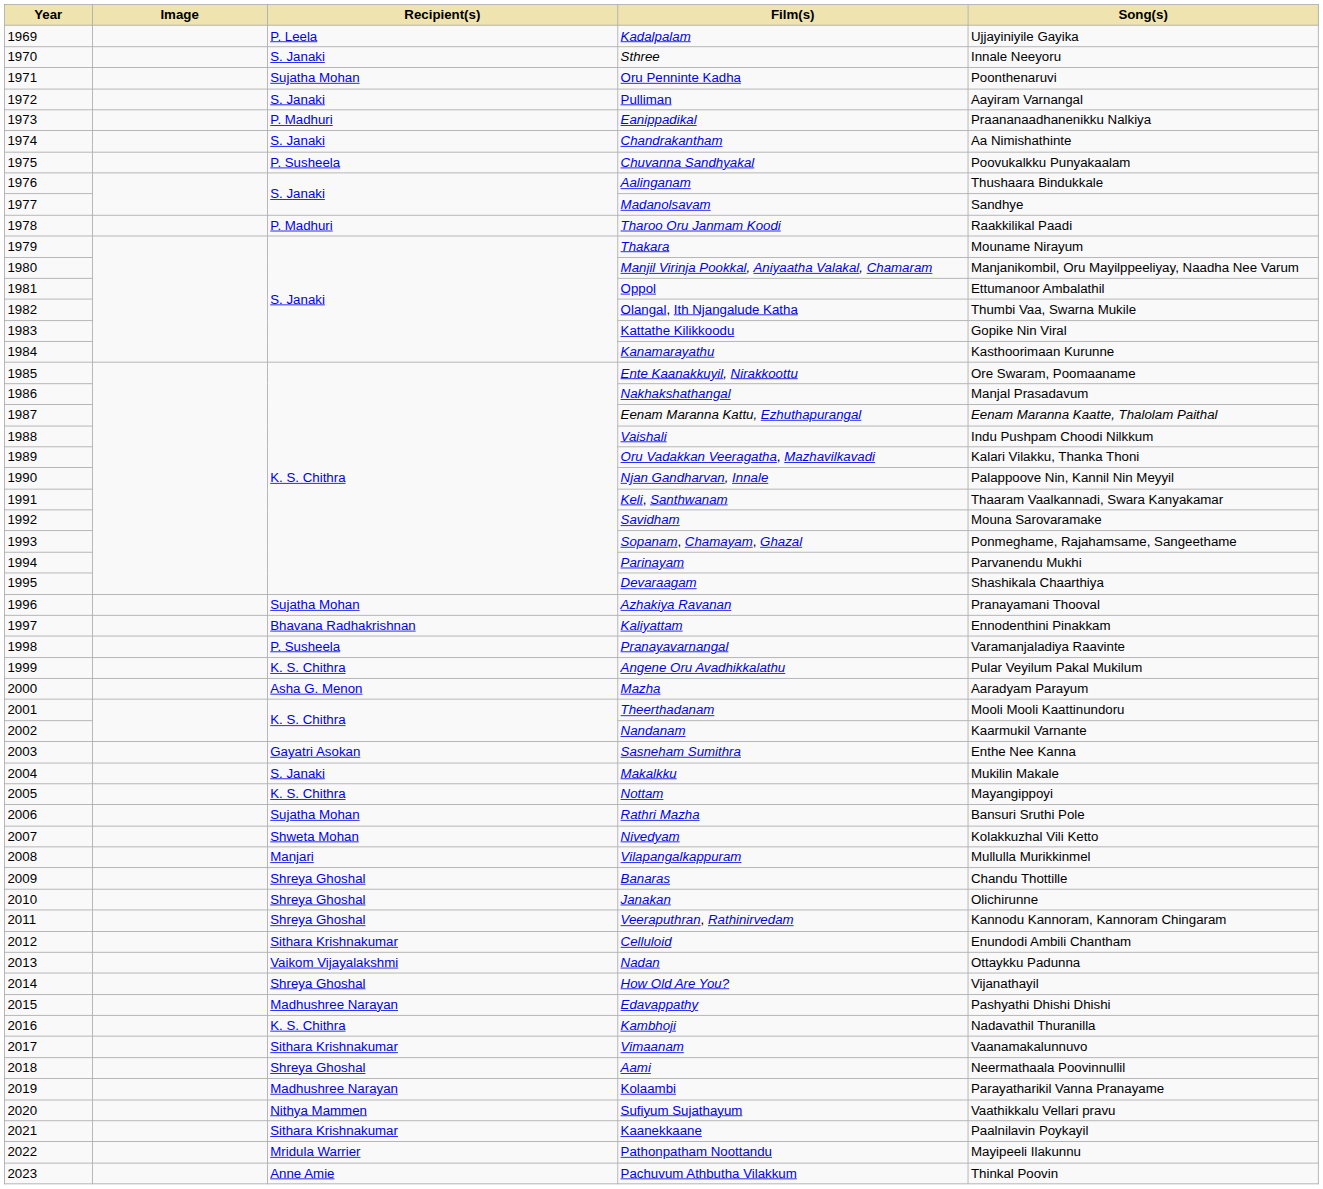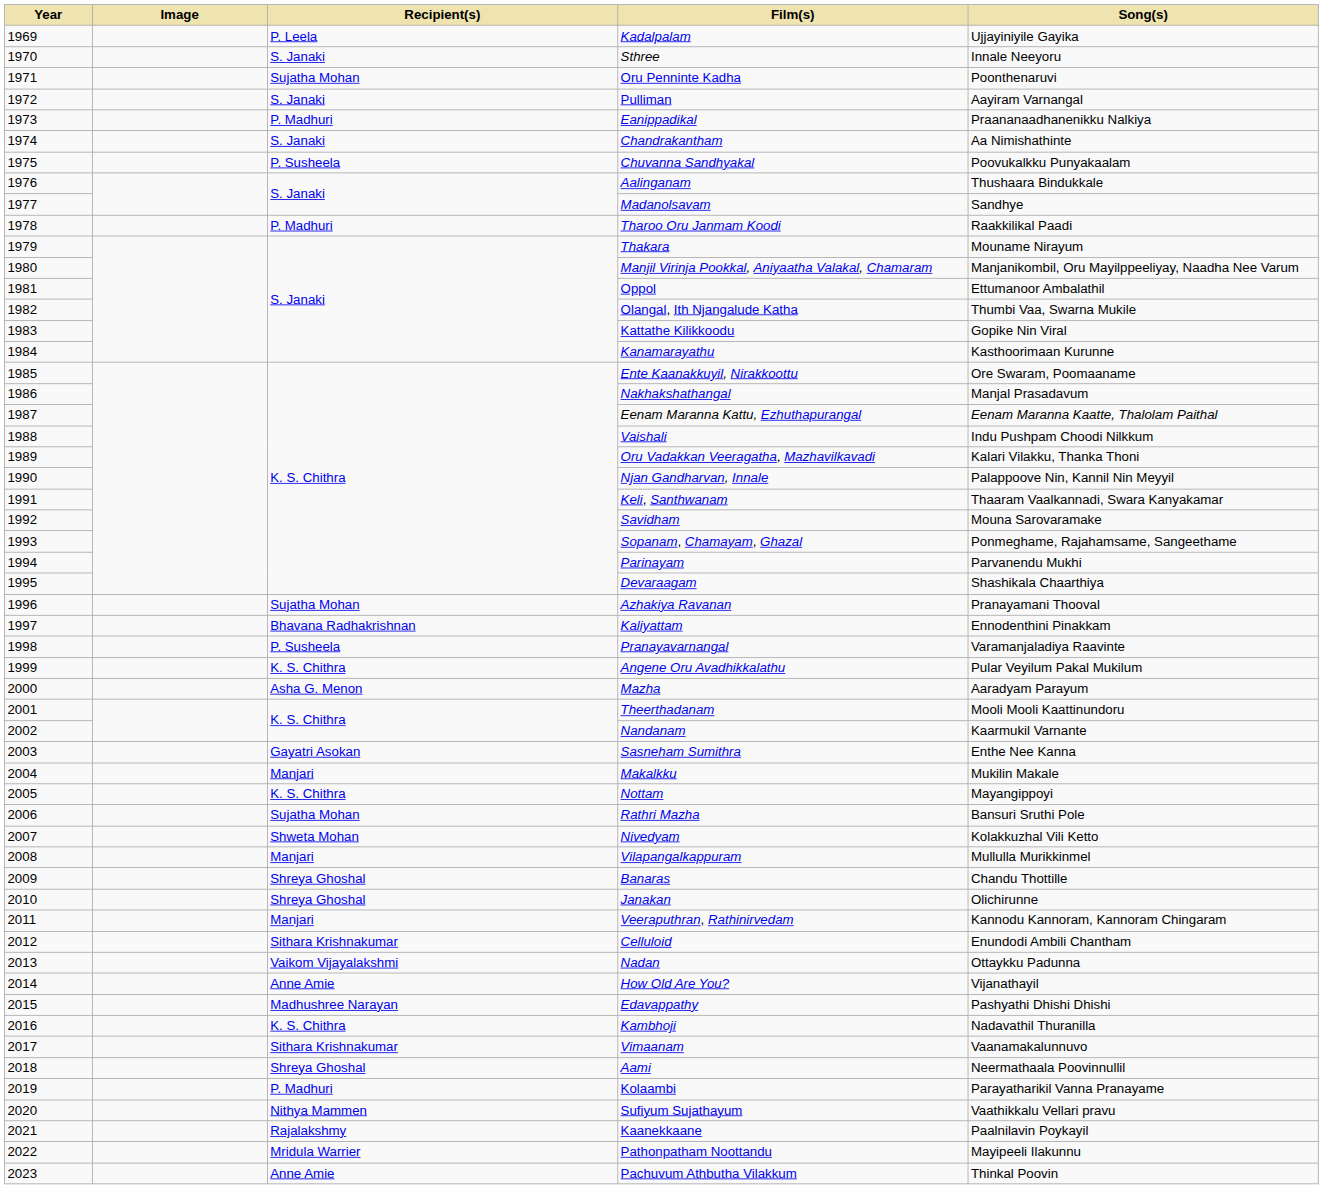(298, 773) S. Janaki -> (292, 773) Manjari
(318, 920) Shreya Ghoshal -> (292, 920) Manjari
(318, 983) Shreya Ghoshal -> (302, 983) Anne Amie
(334, 1089) Madhushree Narayan -> (301, 1089) P. Madhuri
(334, 1131) Sithara Krishnakumar -> (308, 1131) Rajalakshmy
